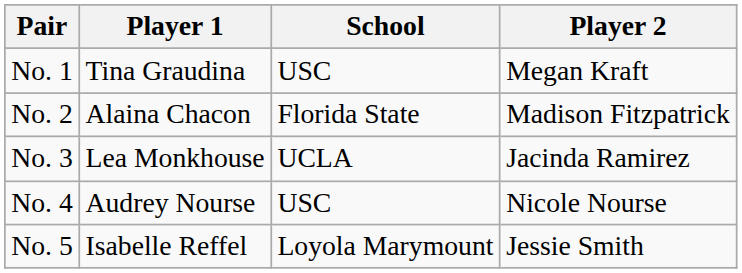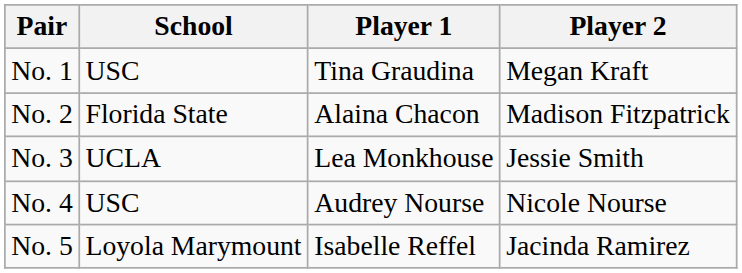columns swapped: (385, 26) <-> (175, 26)
(598, 158) Jacinda Ramirez -> (575, 158) Jessie Smith
(575, 245) Jessie Smith -> (598, 245) Jacinda Ramirez
